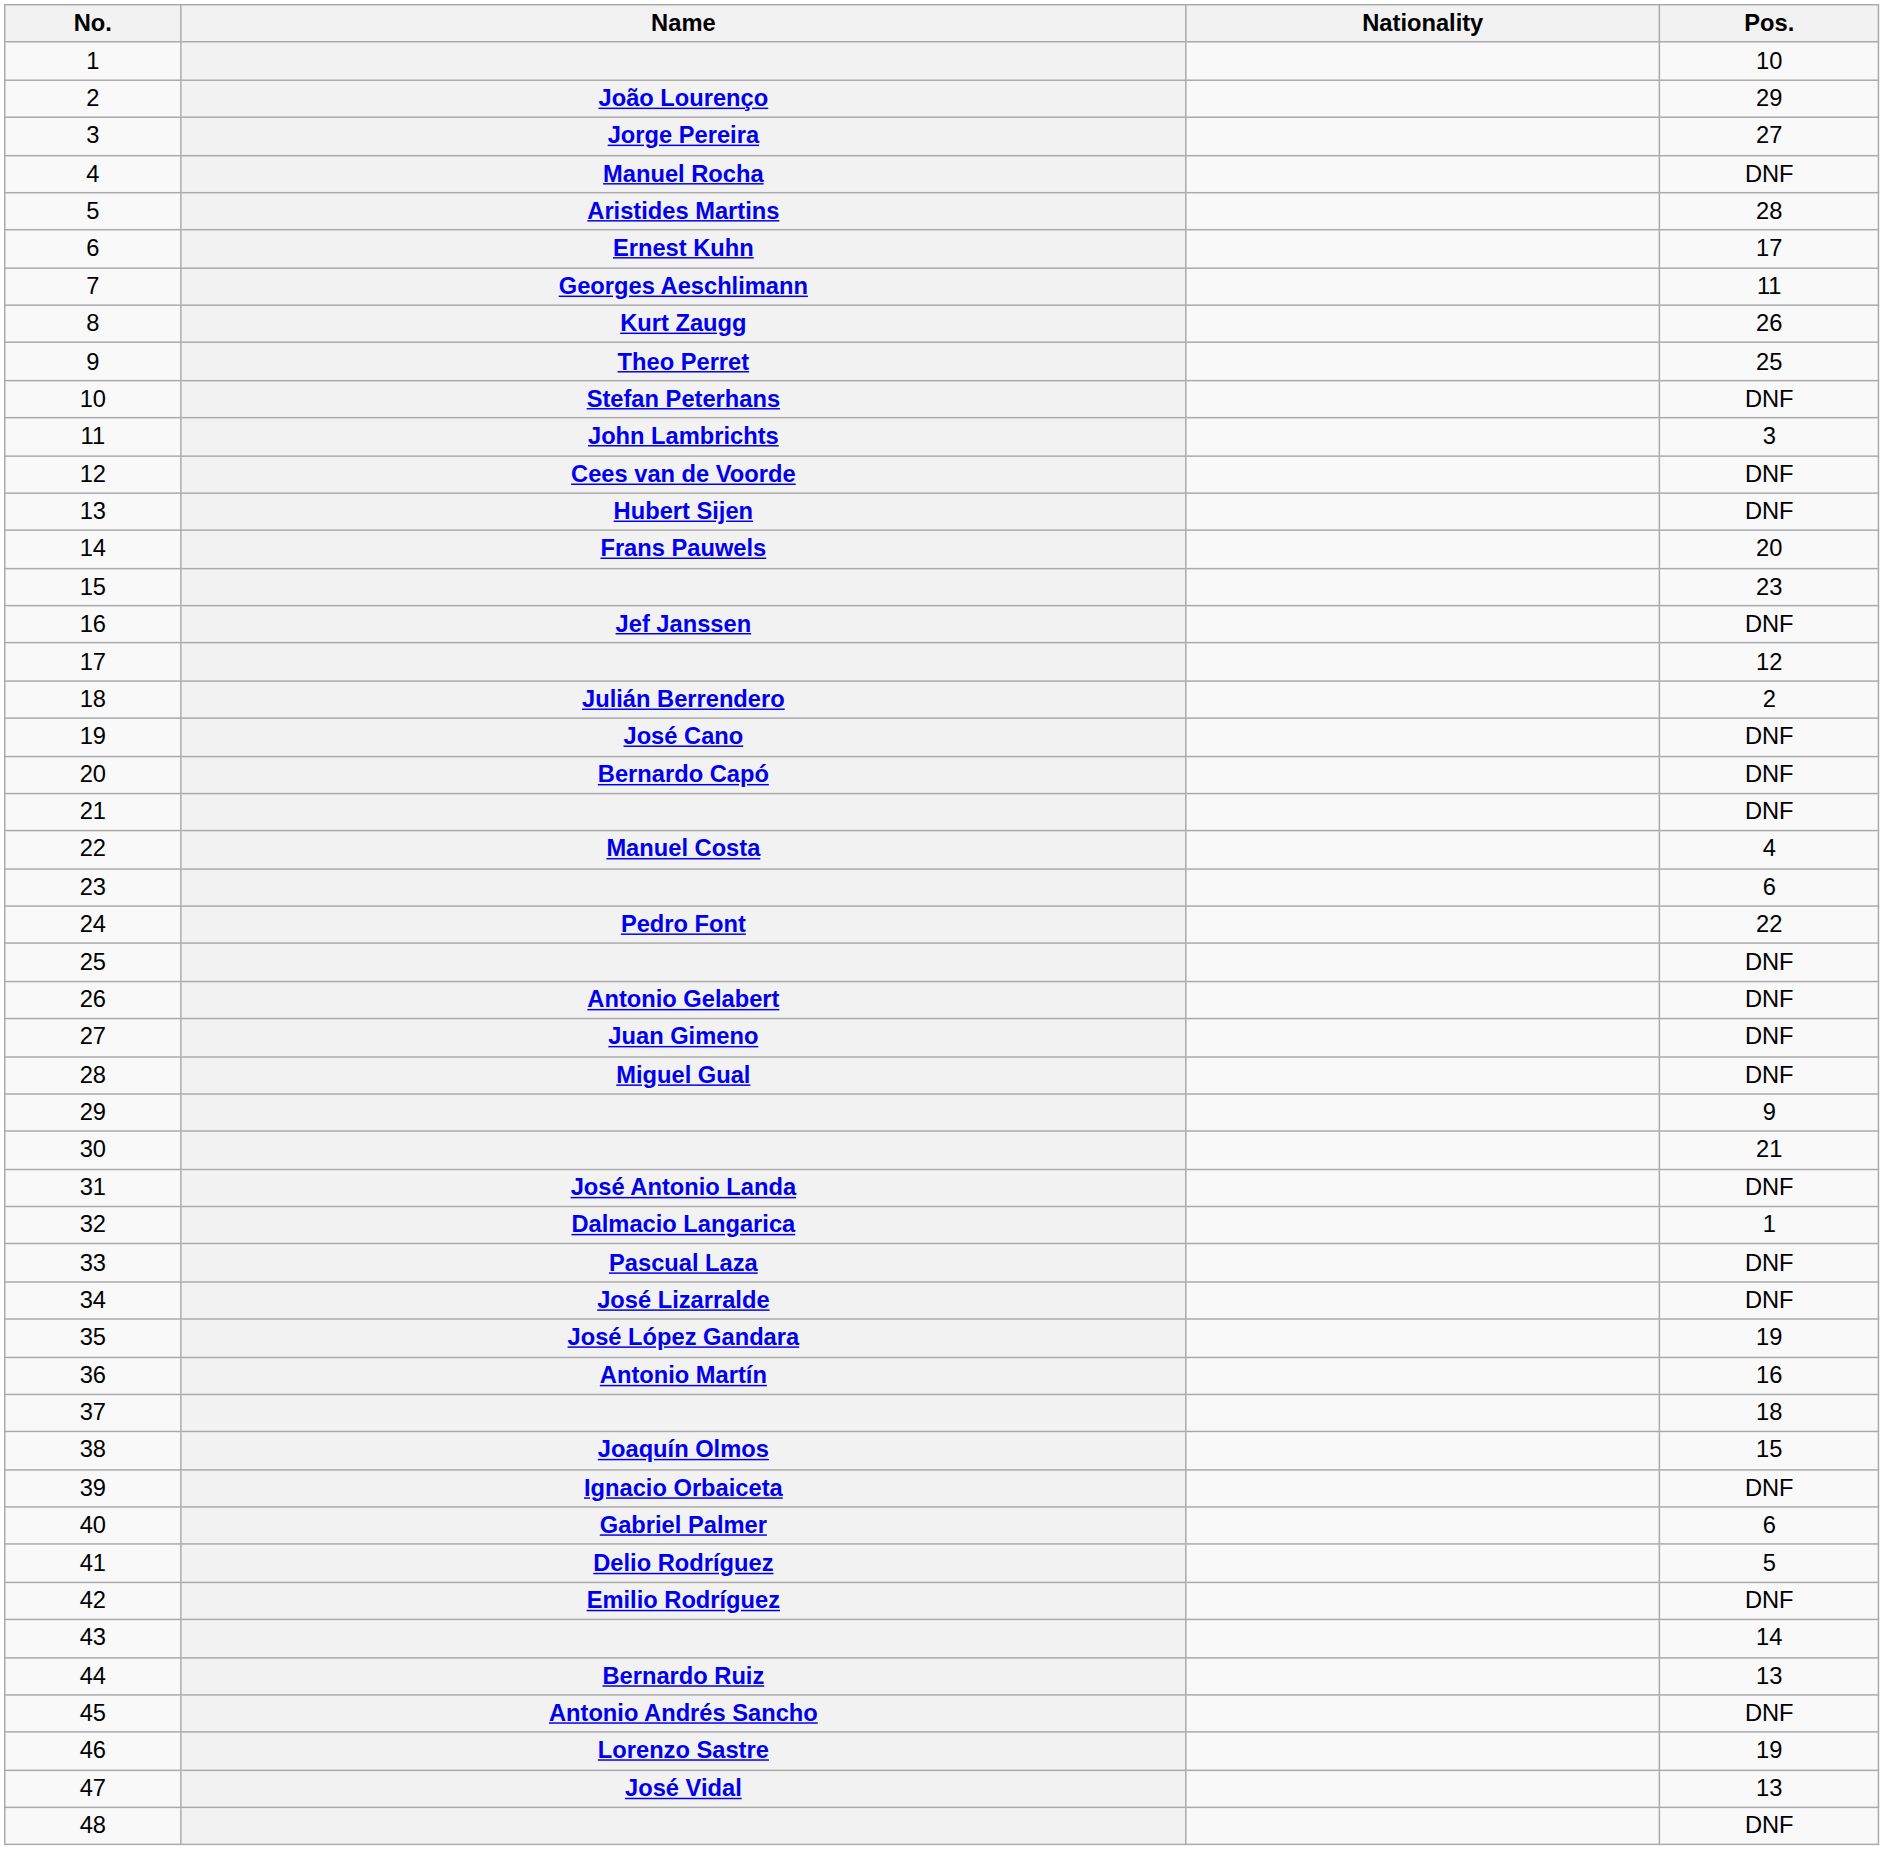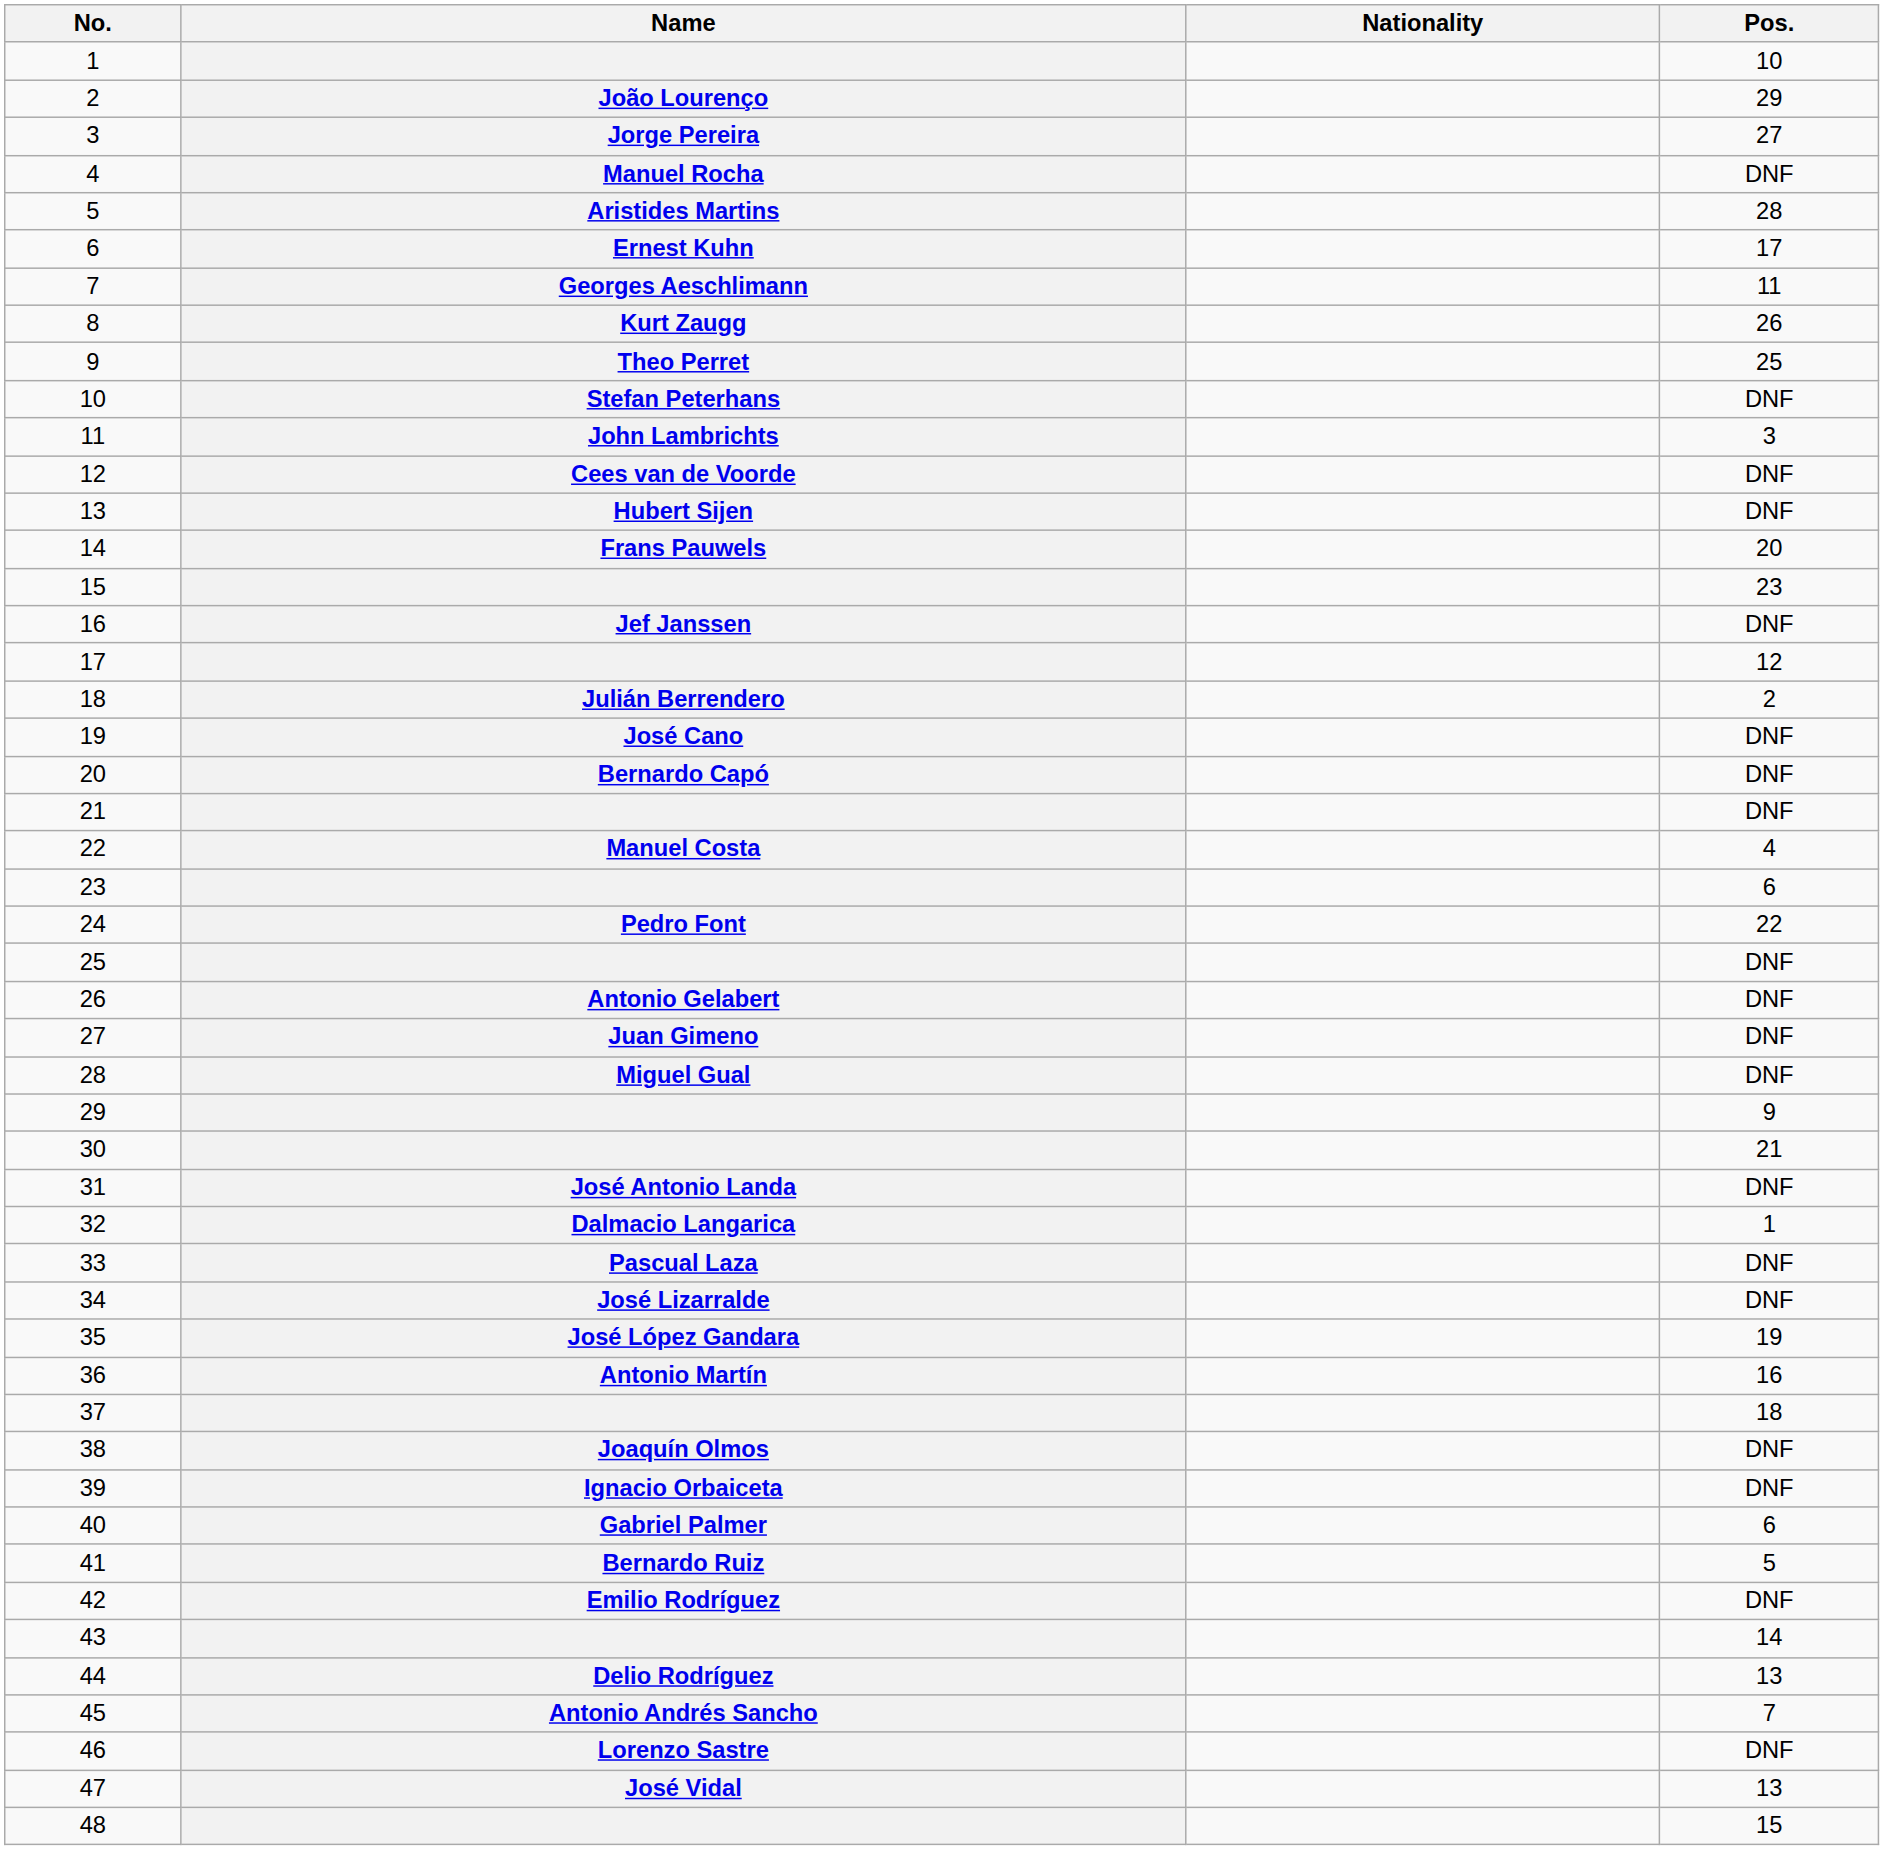(1769, 1450) 15 -> (1769, 1450) DNF
(683, 1563) Delio Rodríguez -> (683, 1563) Bernardo Ruiz
(683, 1675) Bernardo Ruiz -> (683, 1675) Delio Rodríguez
(1769, 1713) DNF -> (1769, 1713) 7
(1769, 1750) 19 -> (1769, 1750) DNF
(1769, 1825) DNF -> (1769, 1825) 15
